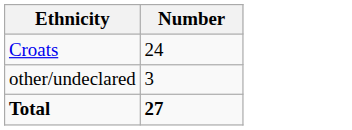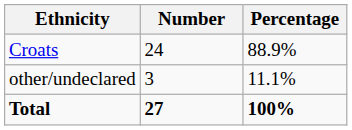+ column: (295, 19)
